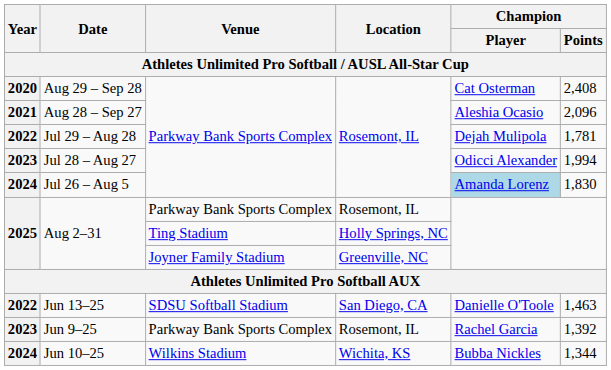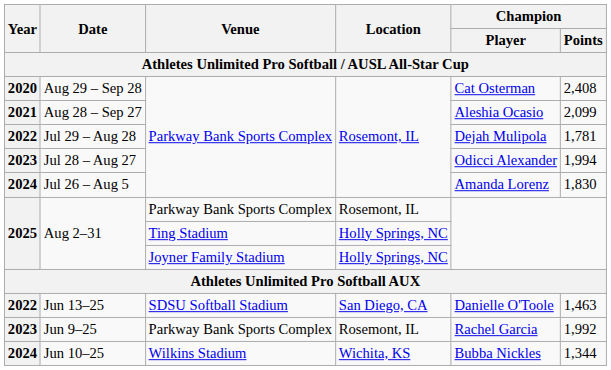(580, 112) 2,096 -> (580, 112) 2,099
(502, 185) lightblue background -> (502, 185) no background
(383, 257) Greenville, NC -> (393, 257) Holly Springs, NC
(580, 329) 1,392 -> (580, 329) 1,992
